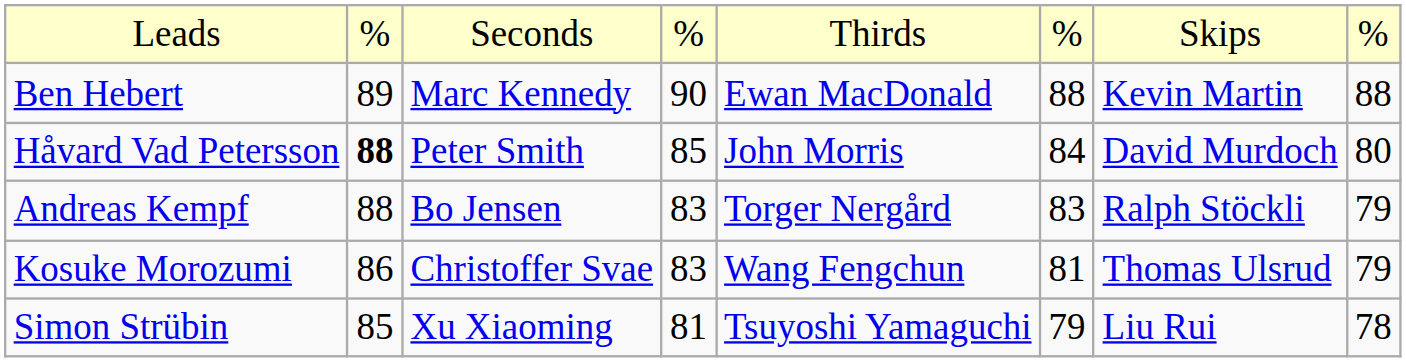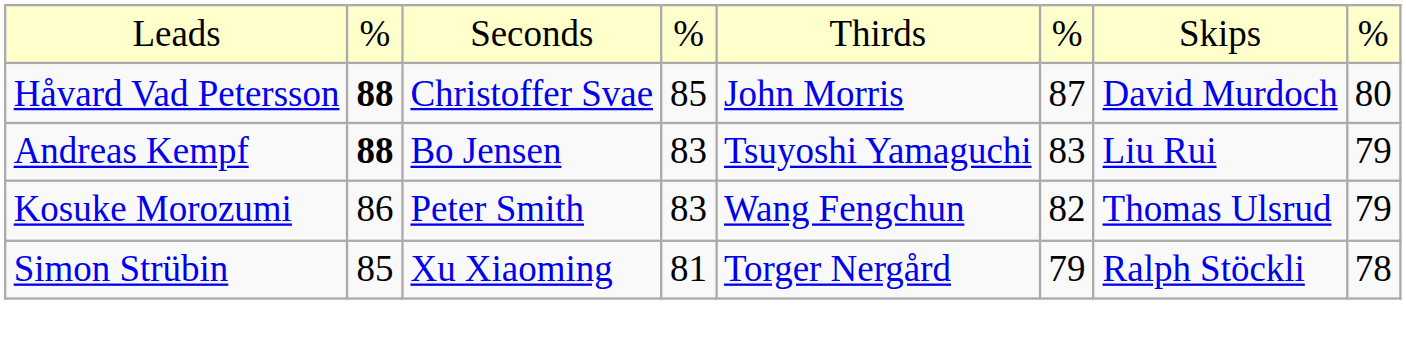- row: (98, 92)
(497, 151) Peter Smith -> (532, 92) Christoffer Svae
(1067, 151) 84 -> (1067, 92) 87
(375, 209) normal -> (375, 151) bold
(838, 209) Torger Nergård -> (878, 151) Tsuyoshi Yamaguchi
(1204, 209) Ralph Stöckli -> (1160, 151) Liu Rui
(532, 268) Christoffer Svae -> (497, 209) Peter Smith
(1067, 268) 81 -> (1067, 209) 82
(878, 326) Tsuyoshi Yamaguchi -> (838, 268) Torger Nergård
(1160, 326) Liu Rui -> (1204, 268) Ralph Stöckli
